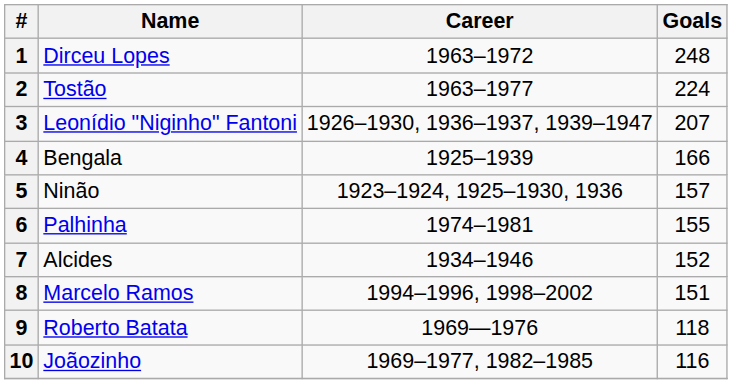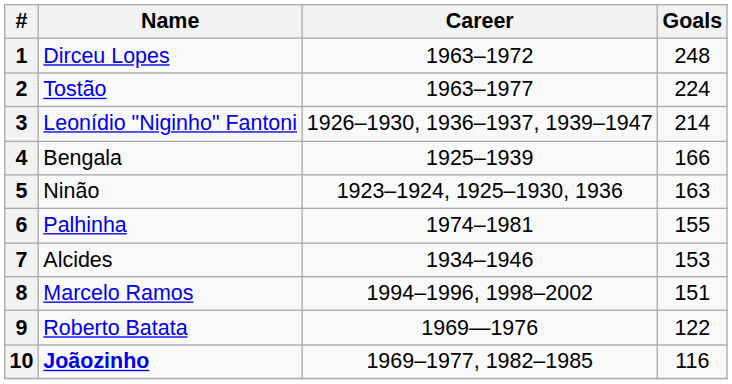(692, 123) 207 -> (692, 123) 214
(692, 191) 157 -> (692, 191) 163
(692, 259) 152 -> (692, 259) 153
(692, 327) 118 -> (692, 327) 122
(92, 361) normal -> (96, 361) bold
